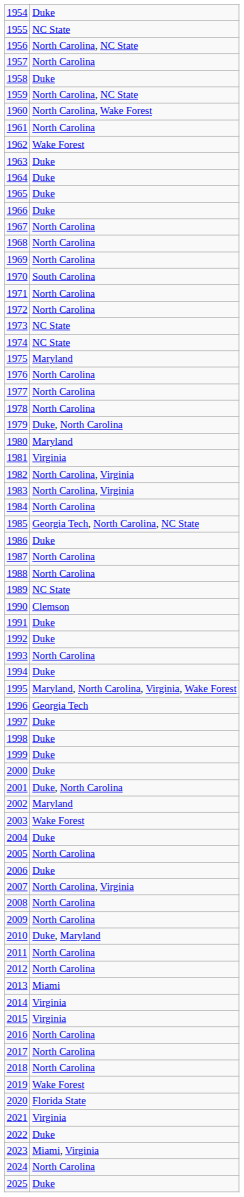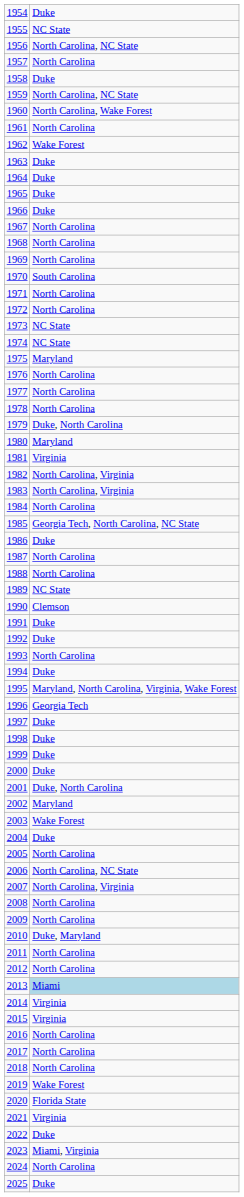(44, 870) Duke -> (85, 870) North Carolina, NC State
(46, 985) no background -> (46, 985) lightblue background
